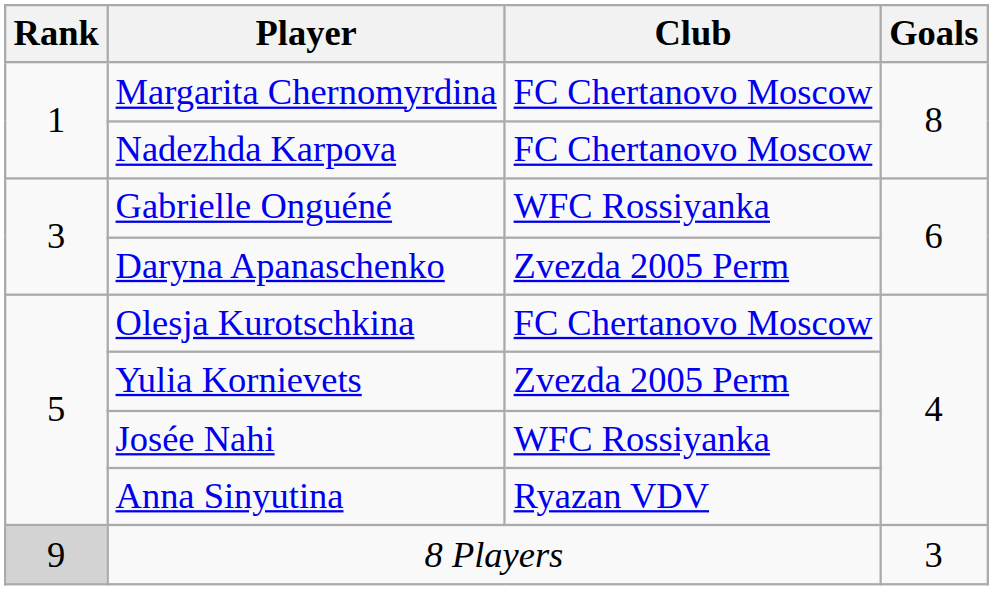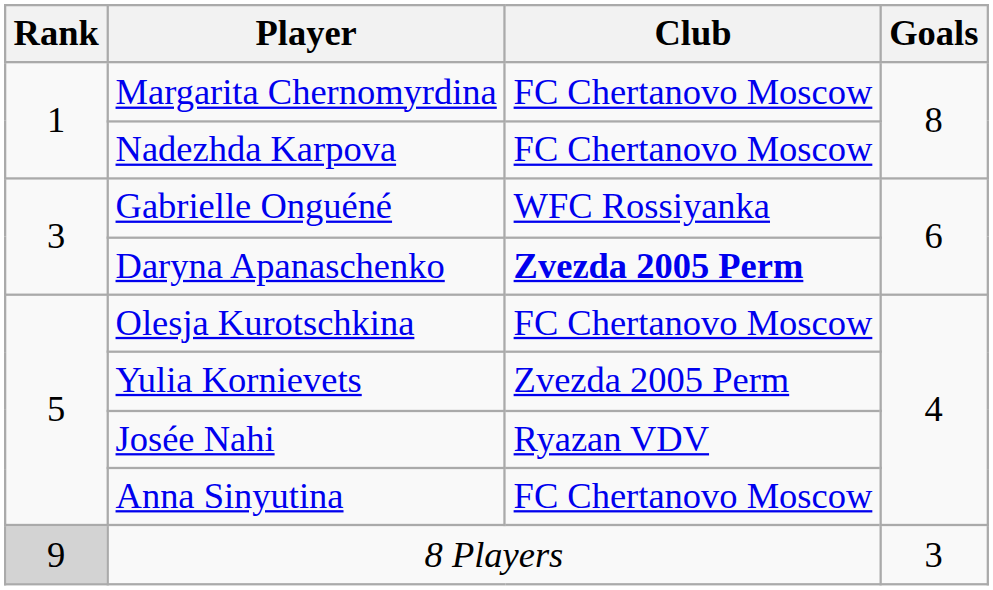(651, 264) normal -> (658, 264) bold
(642, 438) WFC Rossiyanka -> (611, 438) Ryazan VDV
(611, 496) Ryazan VDV -> (693, 496) FC Chertanovo Moscow
